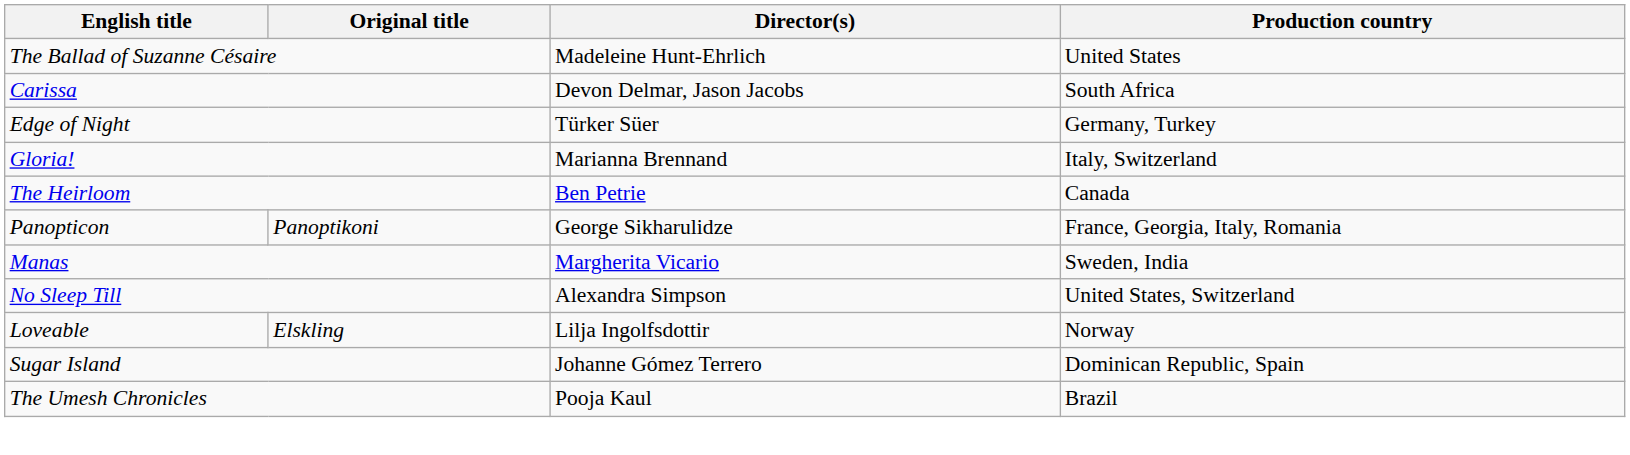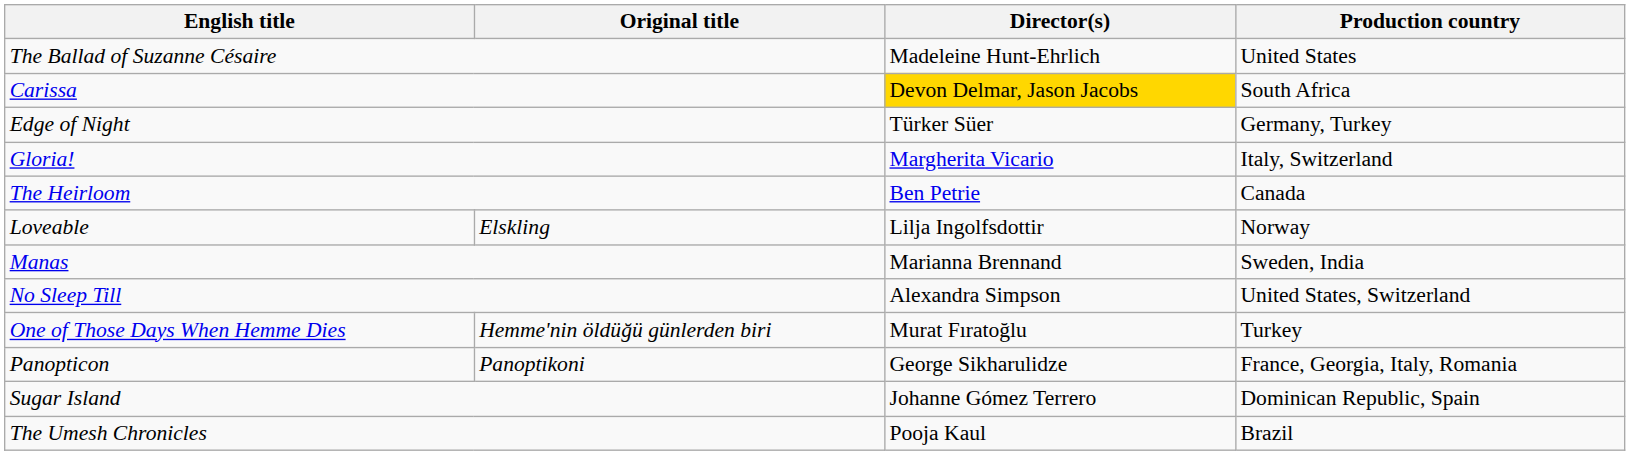(679, 90) no background -> (1014, 90) gold background
(641, 158) Marianna Brennand -> (972, 158) Margherita Vicario
rows swapped: (49, 329) <-> (59, 227)
(637, 261) Margherita Vicario -> (976, 261) Marianna Brennand
+ row: (178, 329)
